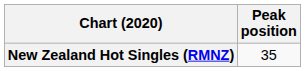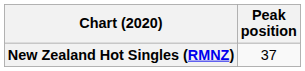(269, 54) 35 -> (269, 54) 37
